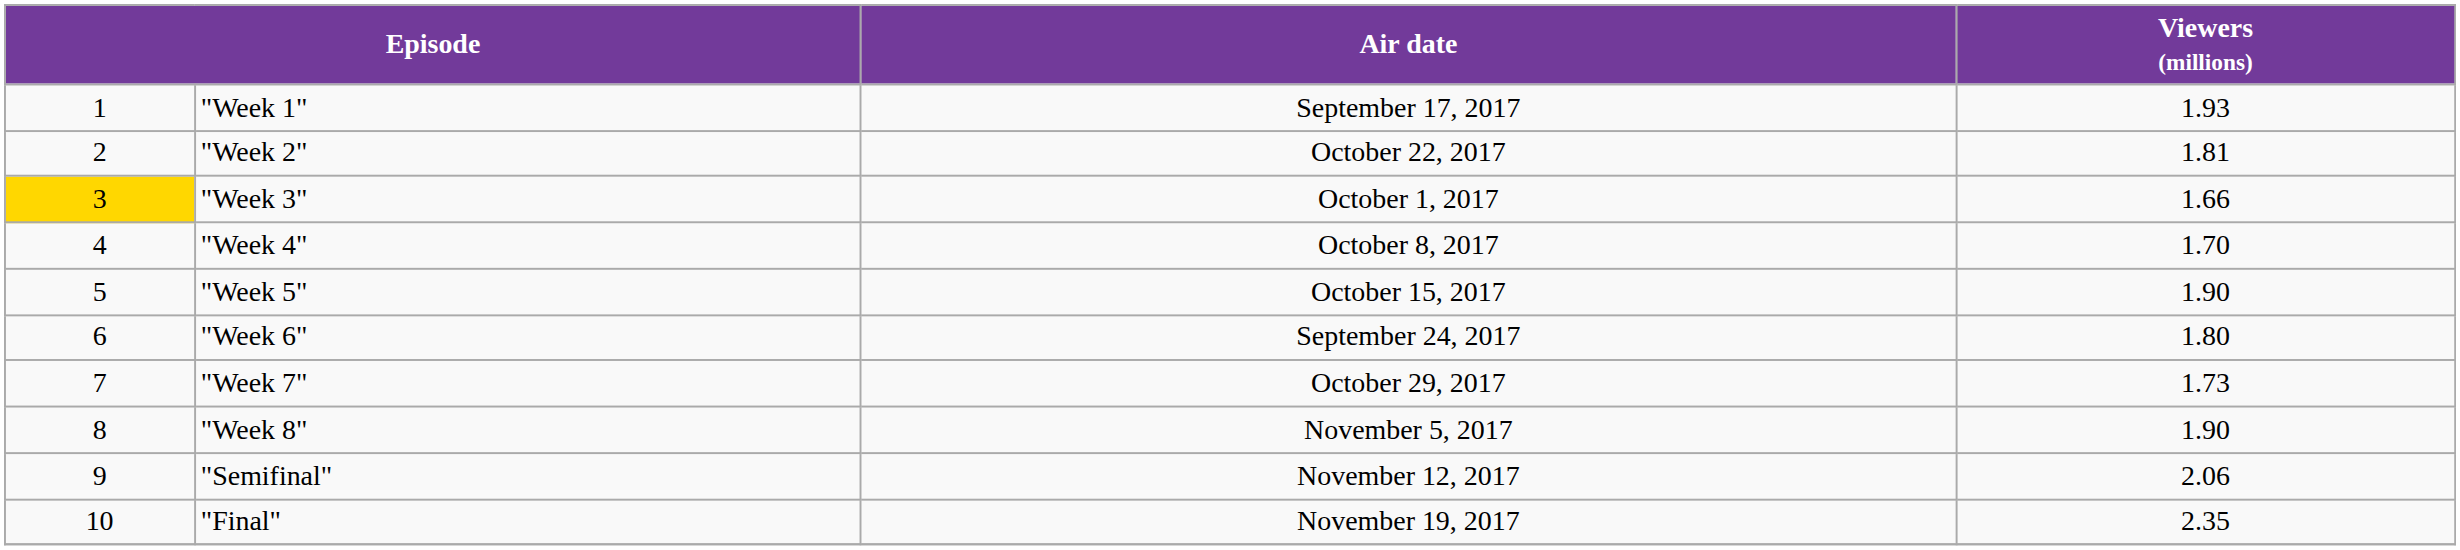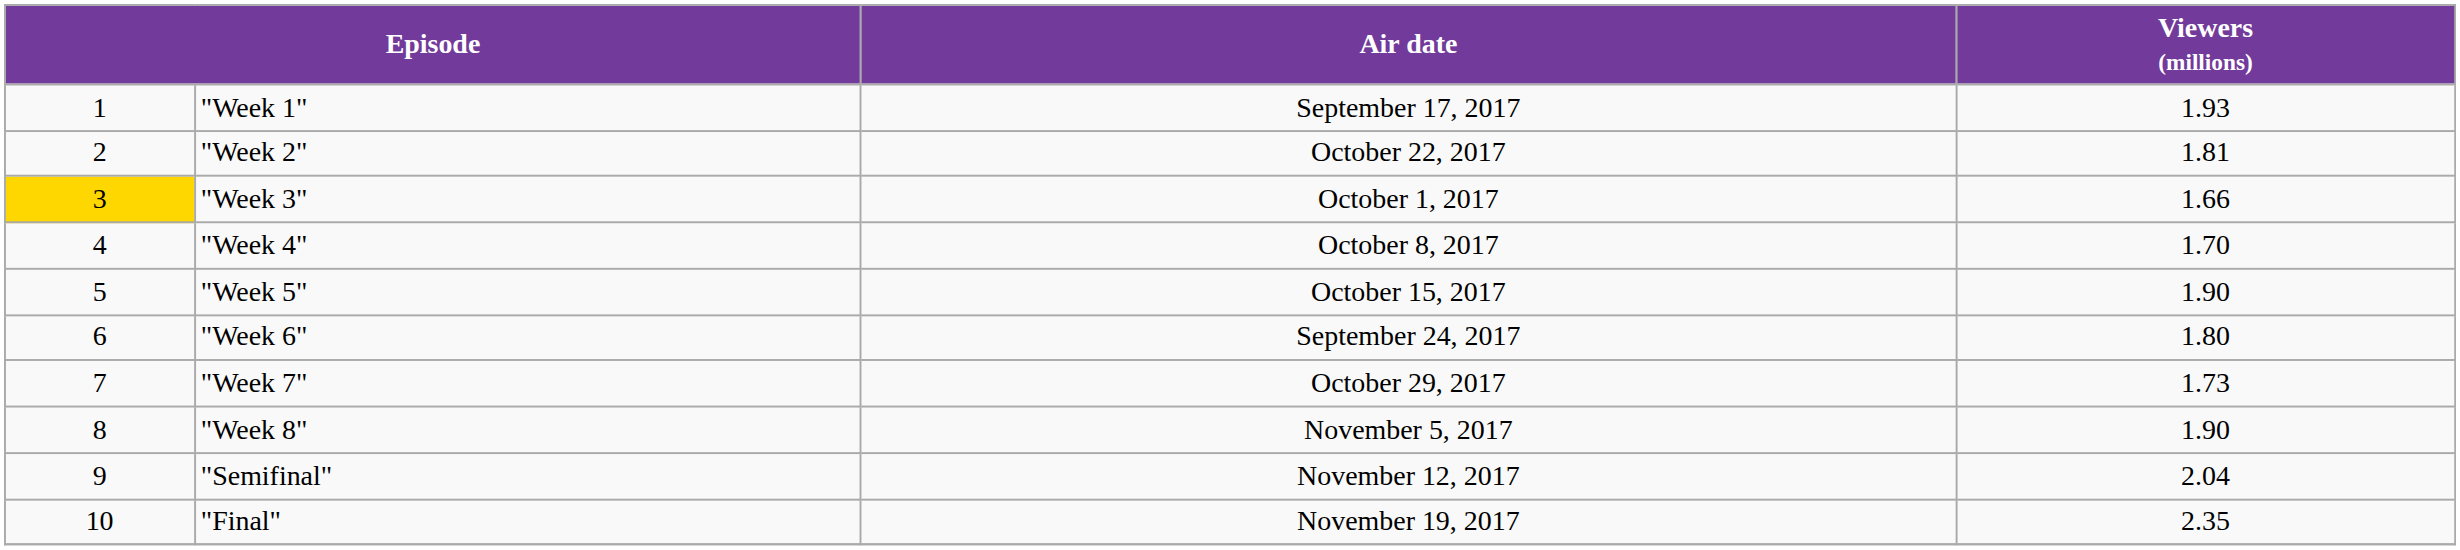(2205, 475) 2.06 -> (2205, 475) 2.04
